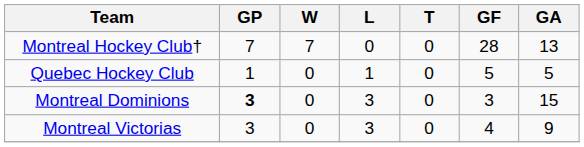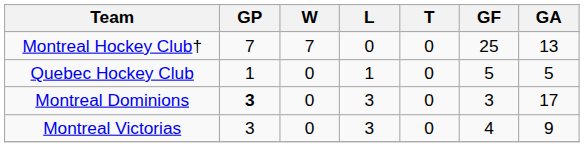(489, 45) 28 -> (489, 45) 25
(549, 100) 15 -> (549, 100) 17
